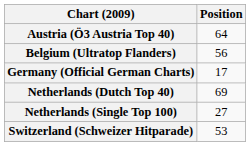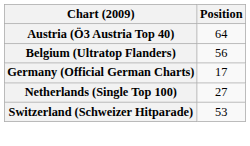- row: (101, 92)
